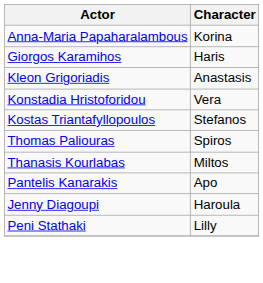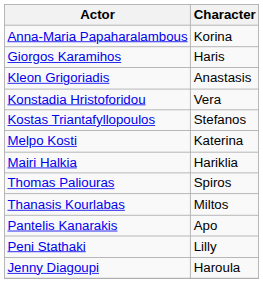+ row: (42, 141)
+ row: (42, 162)
rows swapped: (47, 225) <-> (53, 204)
